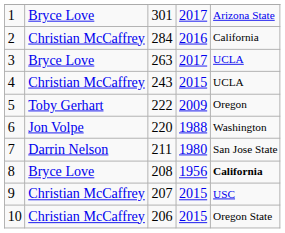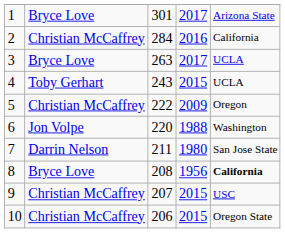(87, 82) Christian McCaffrey -> (66, 82) Toby Gerhart
(66, 104) Toby Gerhart -> (87, 104) Christian McCaffrey
